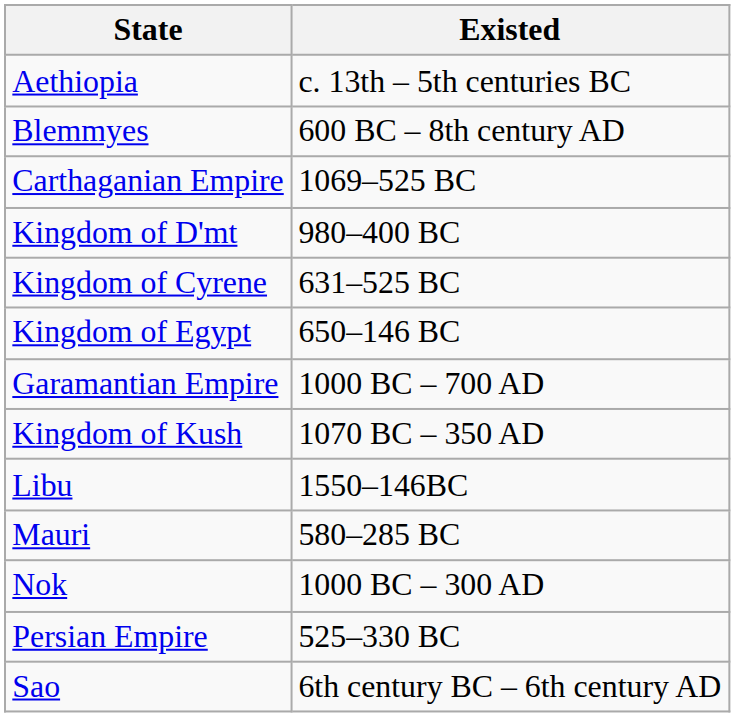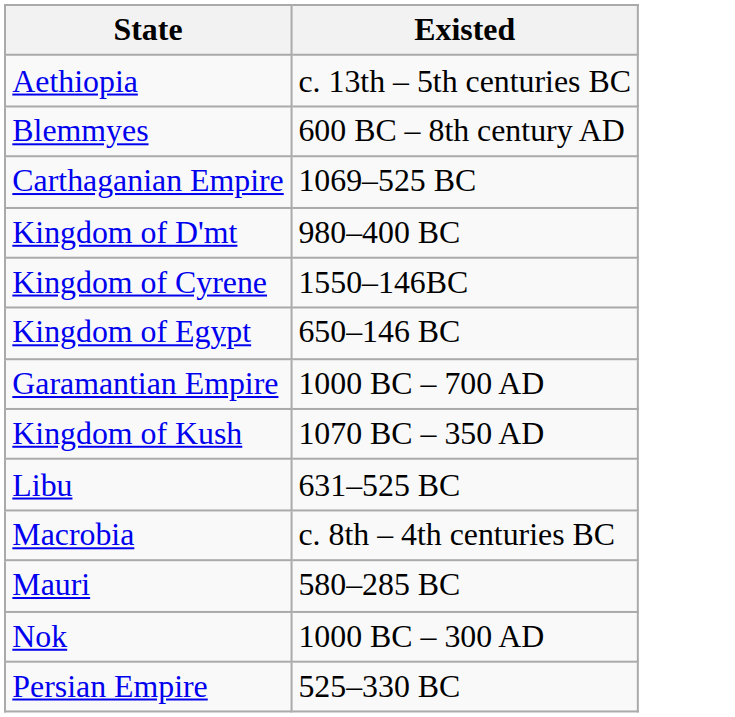(379, 282) 631–525 BC -> (383, 282) 1550–146BC
(383, 484) 1550–146BC -> (379, 484) 631–525 BC
+ row: (73, 534)
- row: (36, 686)
